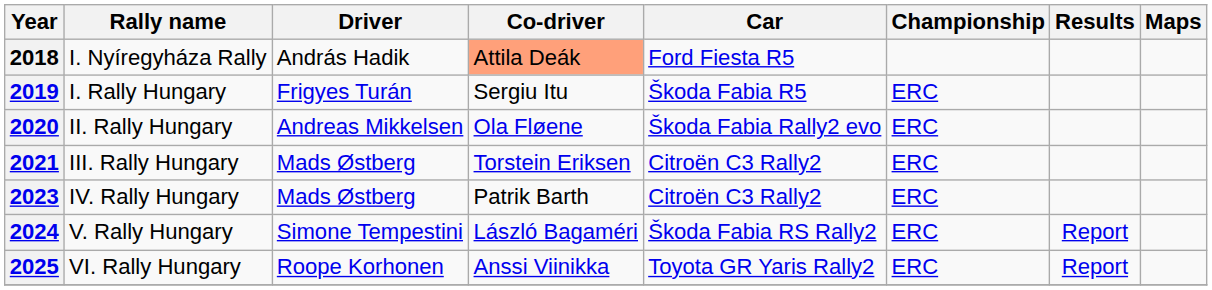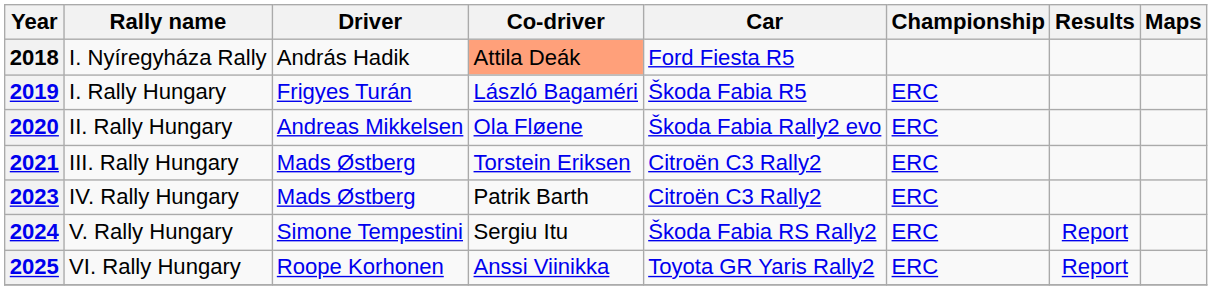(521, 92) Sergiu Itu -> (556, 92) László Bagaméri
(556, 232) László Bagaméri -> (521, 232) Sergiu Itu
